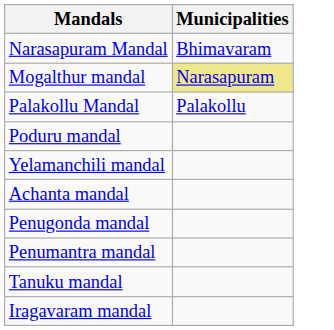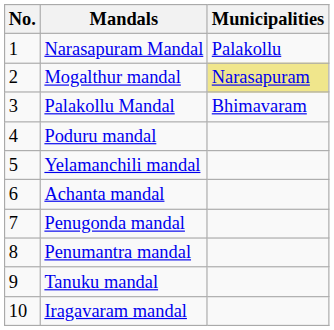+ column: (22, 19)
(224, 48) Bhimavaram -> (247, 48) Palakollu
(211, 106) Palakollu -> (259, 106) Bhimavaram
